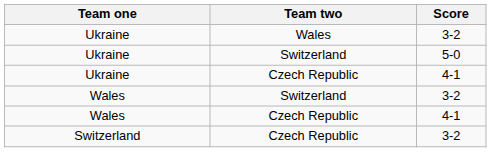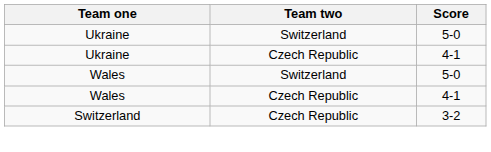- row: (107, 34)
(451, 95) 3-2 -> (451, 75) 5-0
